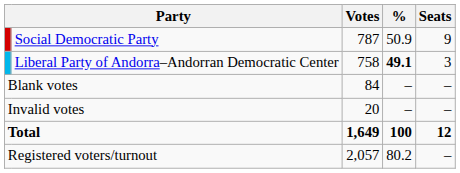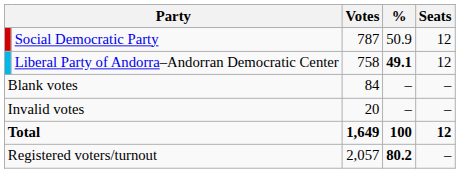(448, 39) 9 -> (444, 39) 12
(448, 62) 3 -> (444, 62) 12
(399, 156) normal -> (399, 156) bold
